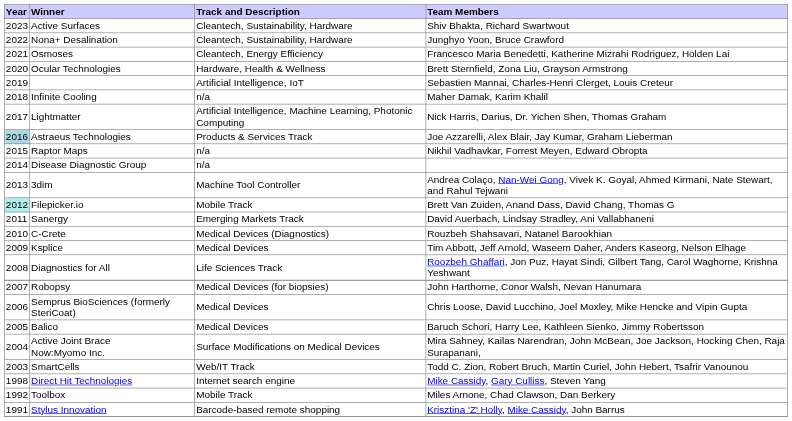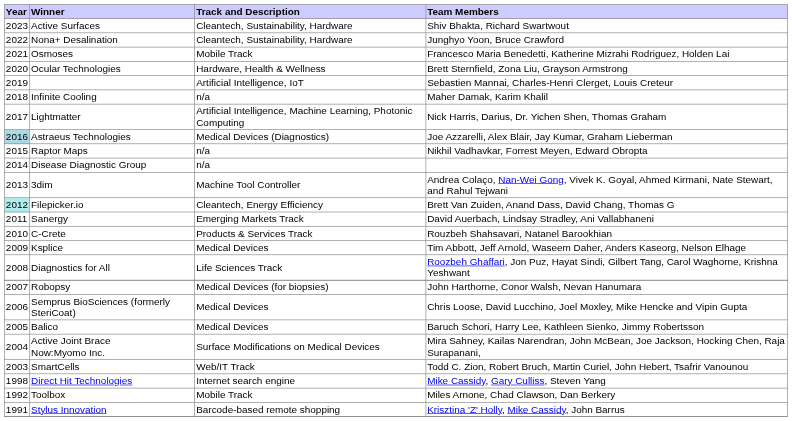(260, 54) Cleantech, Energy Efficiency -> (224, 54) Mobile Track
(254, 136) Products & Services Track -> (263, 136) Medical Devices (Diagnostics)
(224, 205) Mobile Track -> (260, 205) Cleantech, Energy Efficiency
(263, 233) Medical Devices (Diagnostics) -> (254, 233) Products & Services Track
